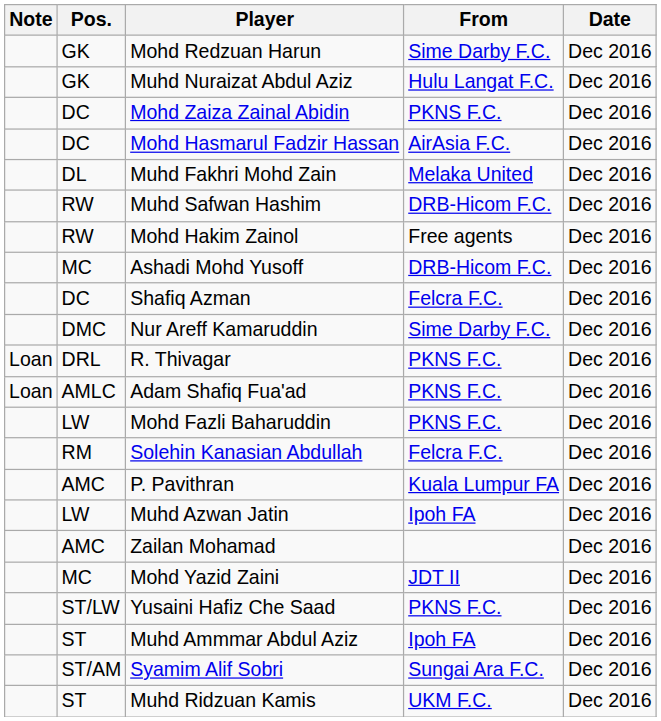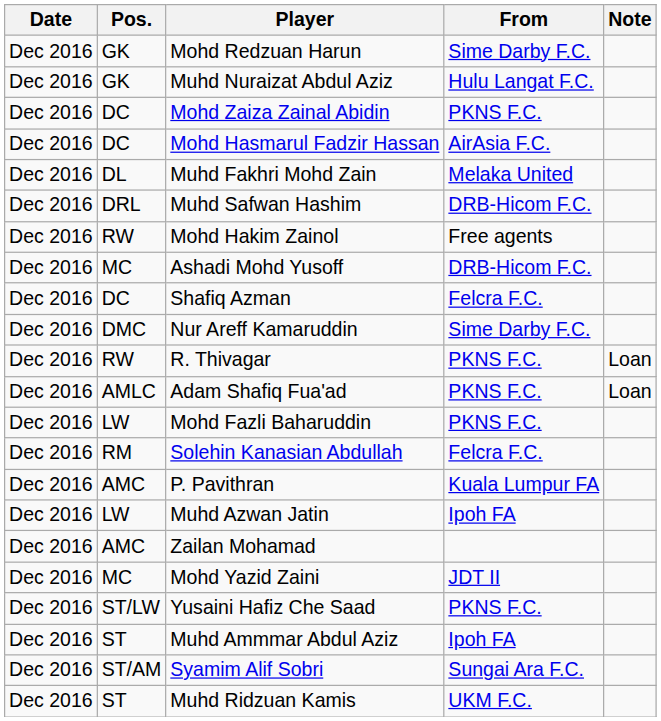columns swapped: (610, 19) <-> (31, 19)
(78, 205) RW -> (121, 205) DRL
(81, 360) DRL -> (118, 360) RW
